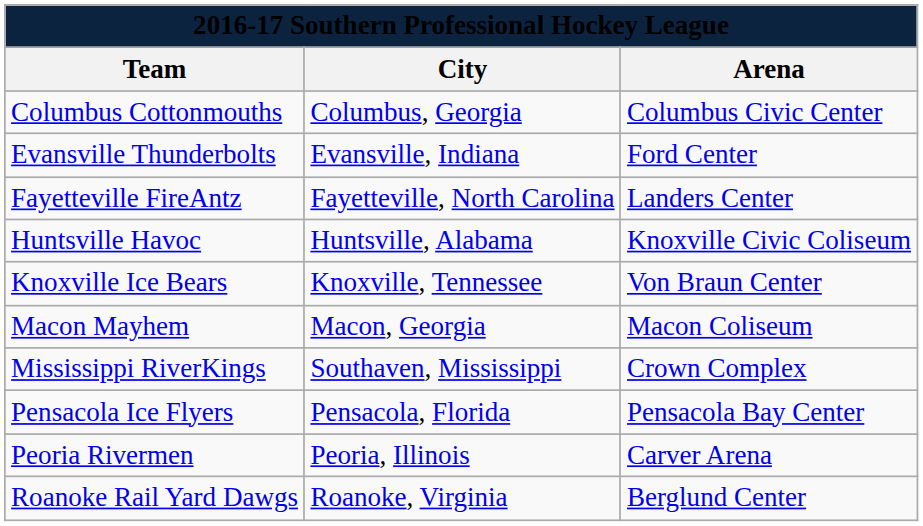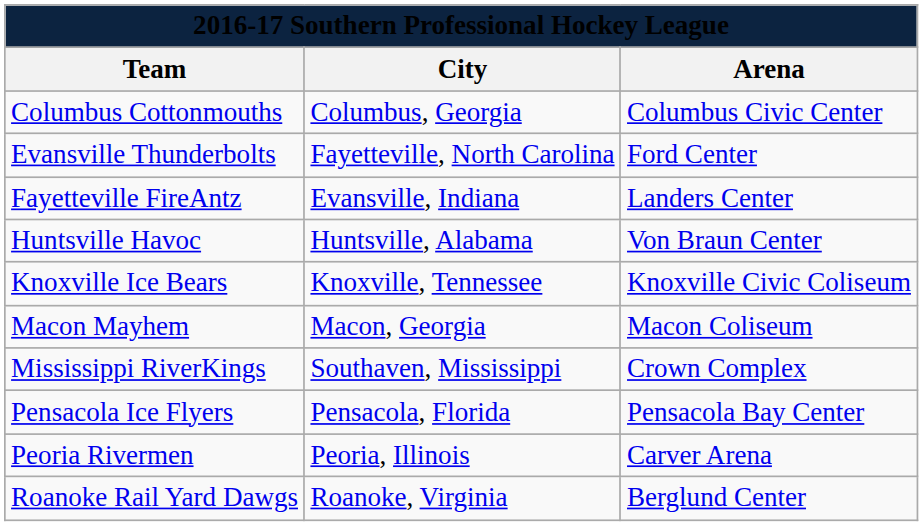(415, 154) Evansville, Indiana -> (463, 154) Fayetteville, North Carolina
(463, 197) Fayetteville, North Carolina -> (415, 197) Evansville, Indiana
(769, 240) Knoxville Civic Coliseum -> (724, 240) Von Braun Center
(724, 283) Von Braun Center -> (769, 283) Knoxville Civic Coliseum
